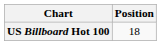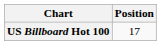(134, 31) 18 -> (134, 31) 17
